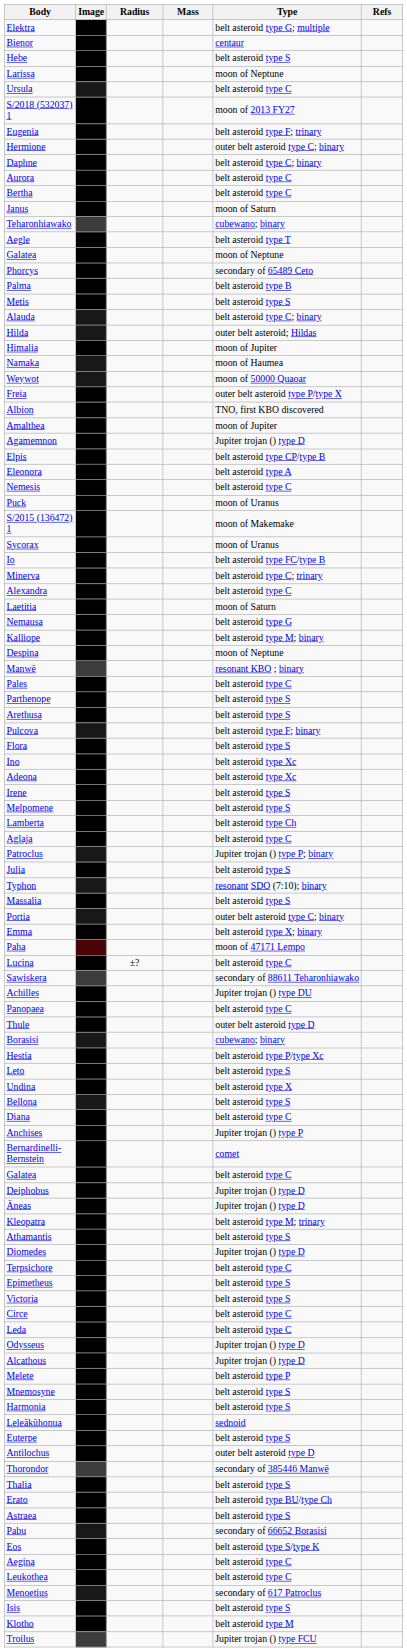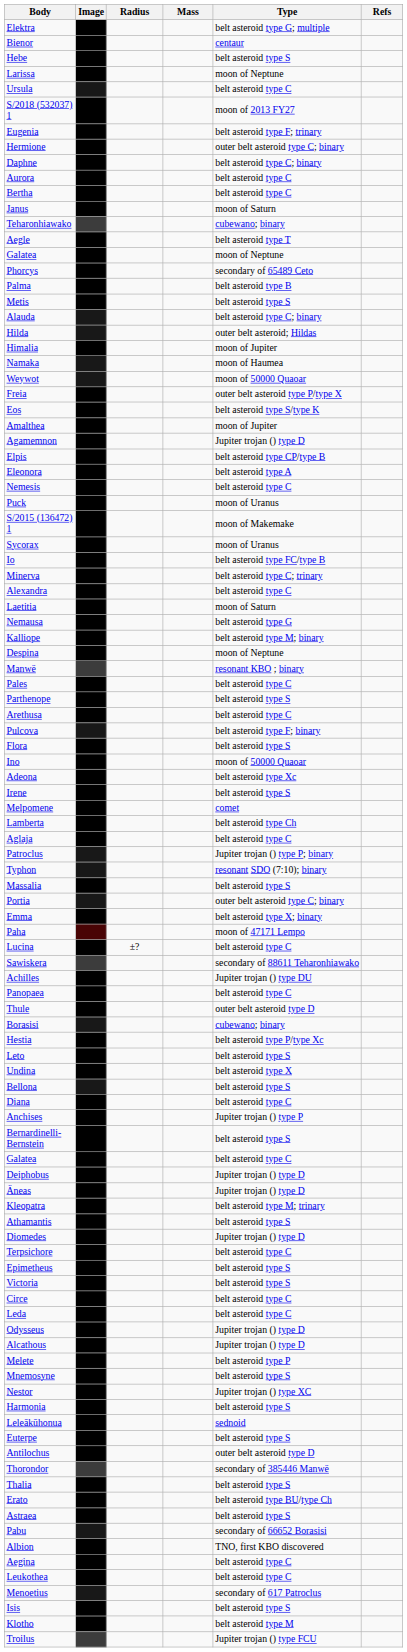rows swapped: (20, 410) <-> (14, 1546)
(253, 715) belt asteroid type S -> (253, 715) belt asteroid type C
(256, 761) belt asteroid type Xc -> (261, 761) moon of 50000 Quaoar
(253, 808) belt asteroid type S -> (227, 808) comet
- row: (16, 870)
(227, 1154) comet -> (253, 1138) belt asteroid type S
+ row: (20, 1391)
